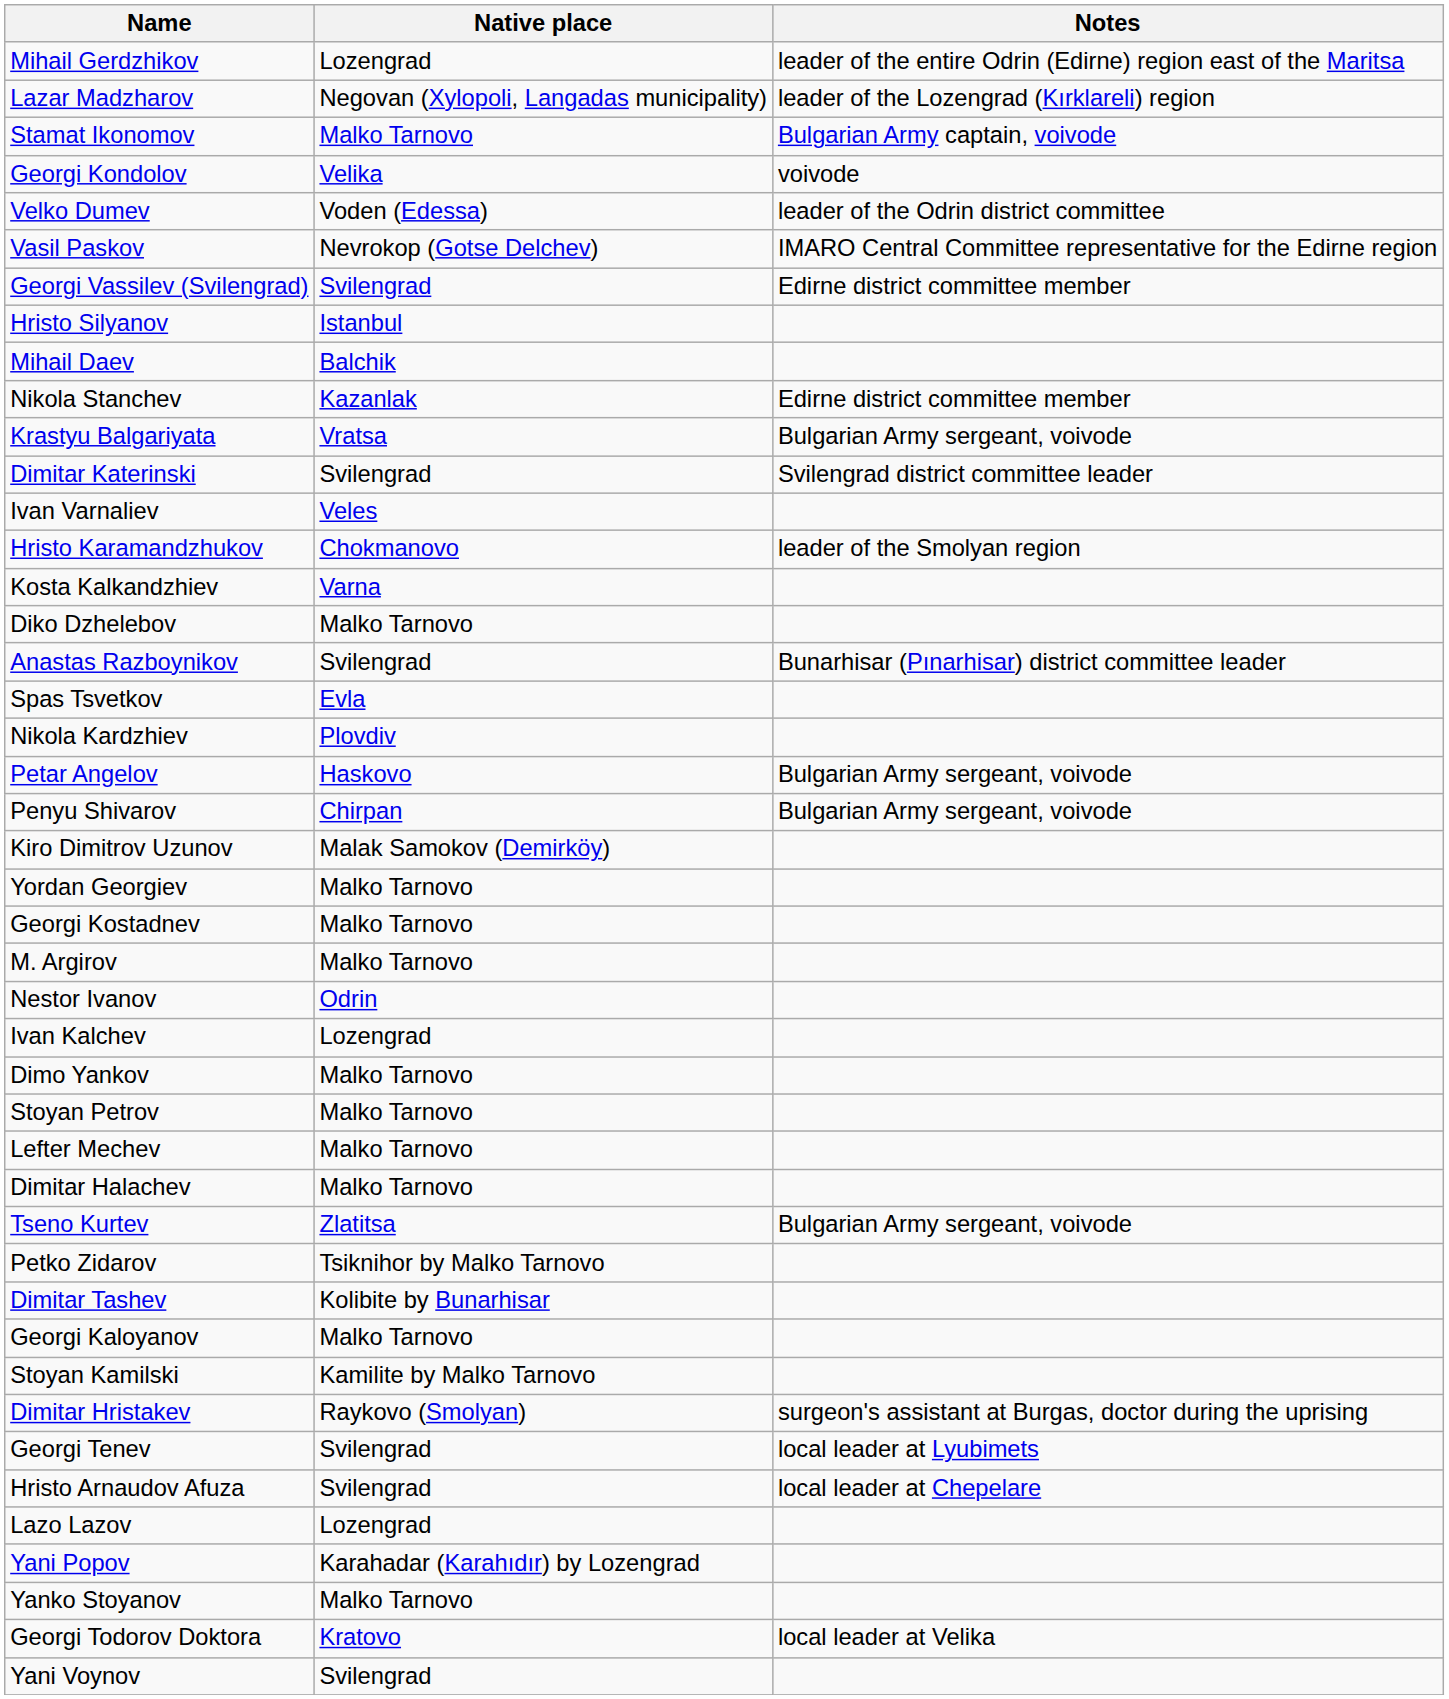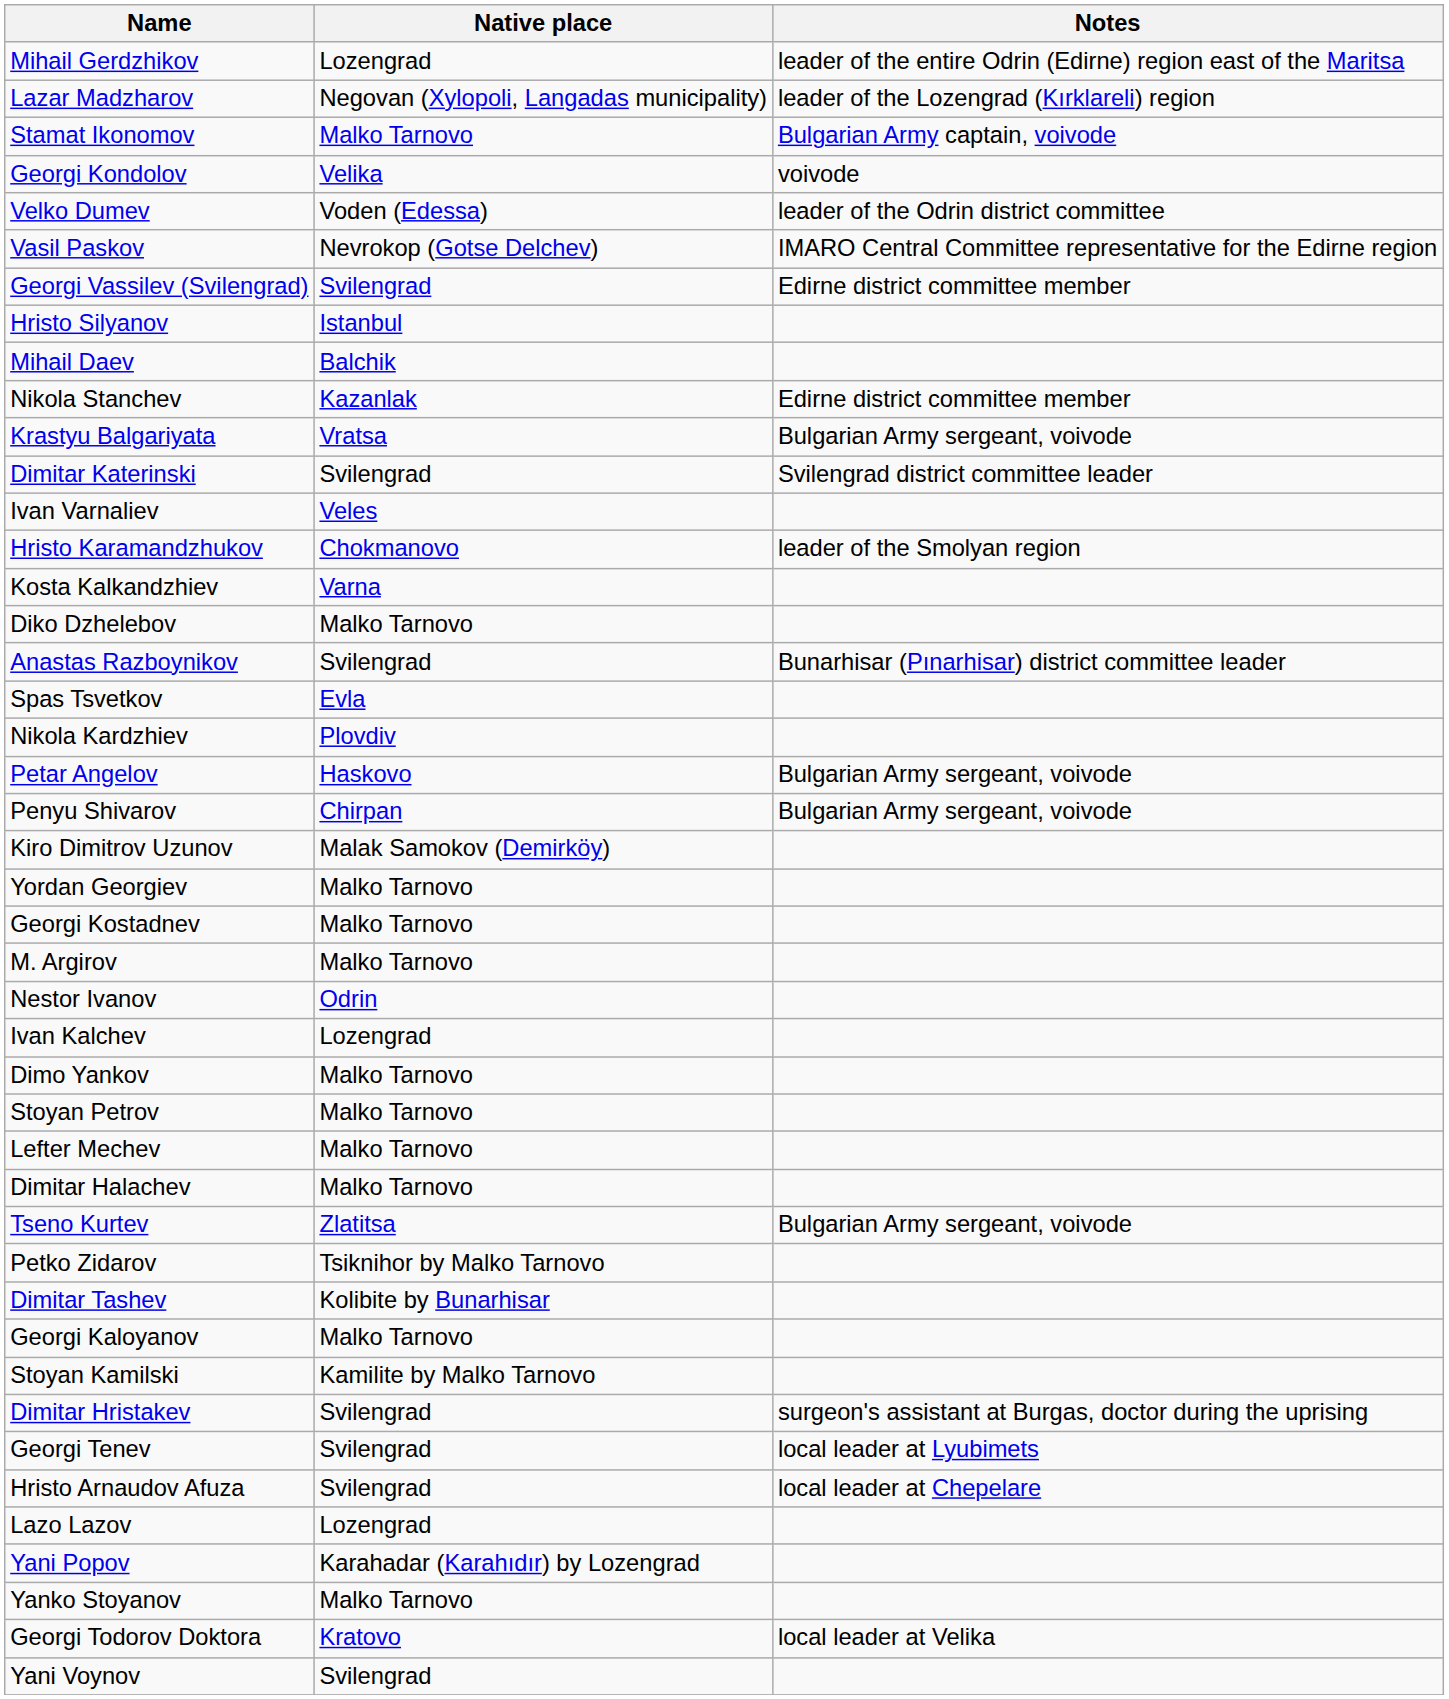(423, 1412) Raykovo (Smolyan) -> (375, 1412) Svilengrad
